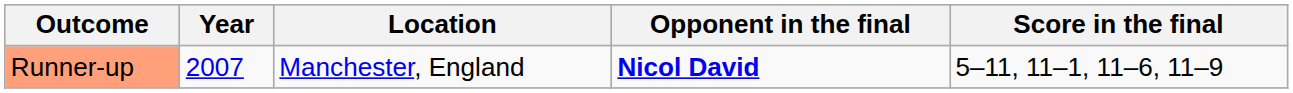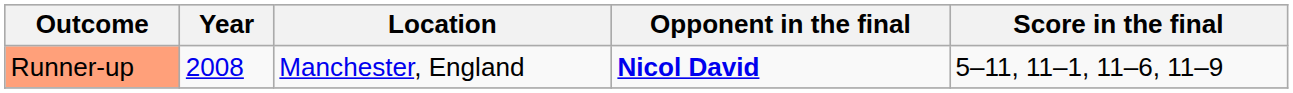(215, 66) 2007 -> (215, 66) 2008
